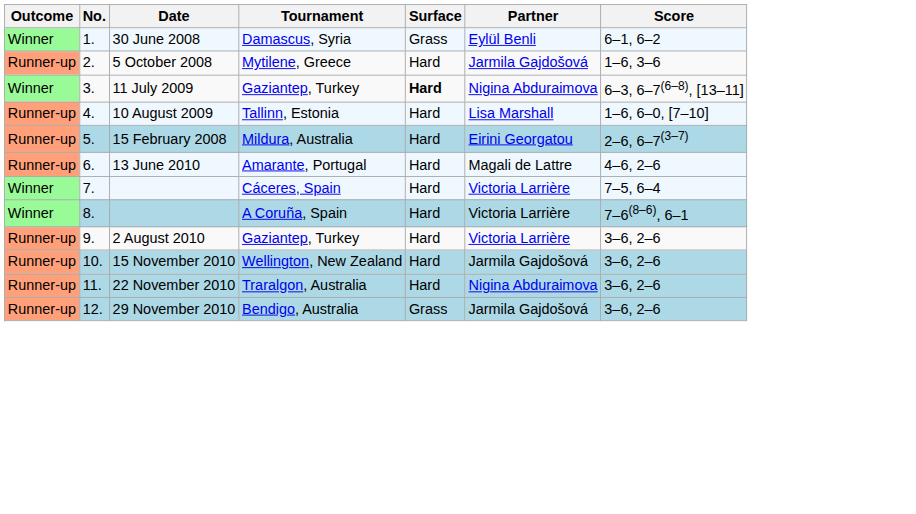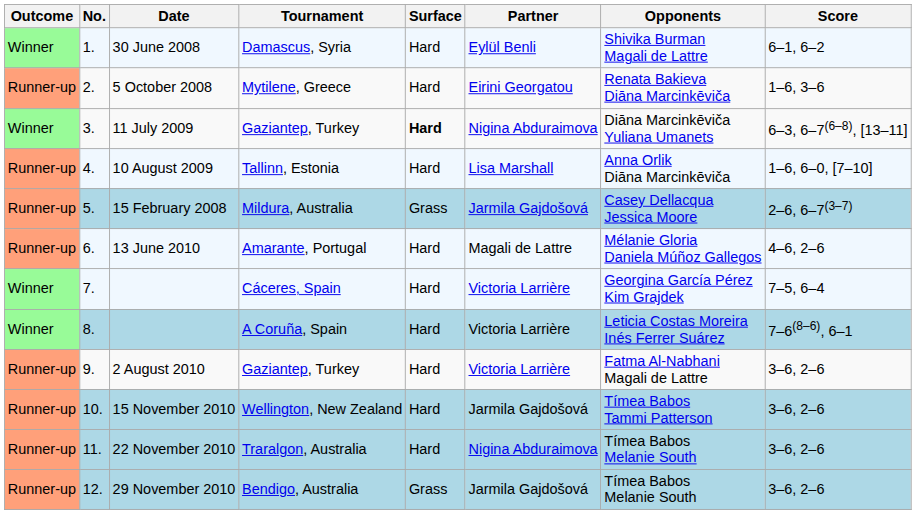+ column: (683, 15)
(428, 39) Grass -> (425, 47) Hard
(528, 62) Jarmila Gajdošová -> (521, 87) Eirini Georgatou
(425, 138) Hard -> (428, 208) Grass
(521, 138) Eirini Georgatou -> (528, 208) Jarmila Gajdošová
